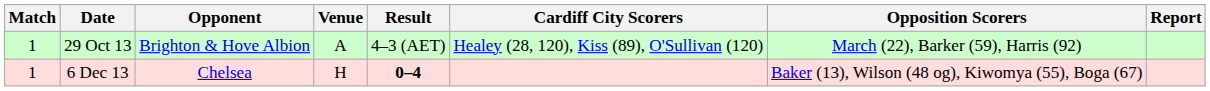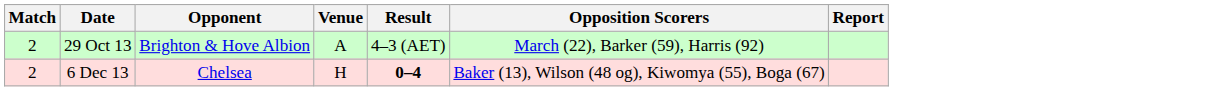- column: (608, 18)
(32, 45) 1 -> (32, 45) 2
(32, 72) 1 -> (32, 72) 2
